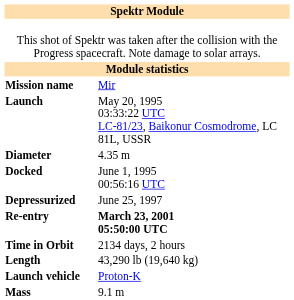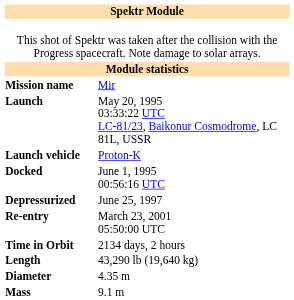rows swapped: (43, 276) <-> (28, 155)
(136, 222) bold -> (135, 222) normal
